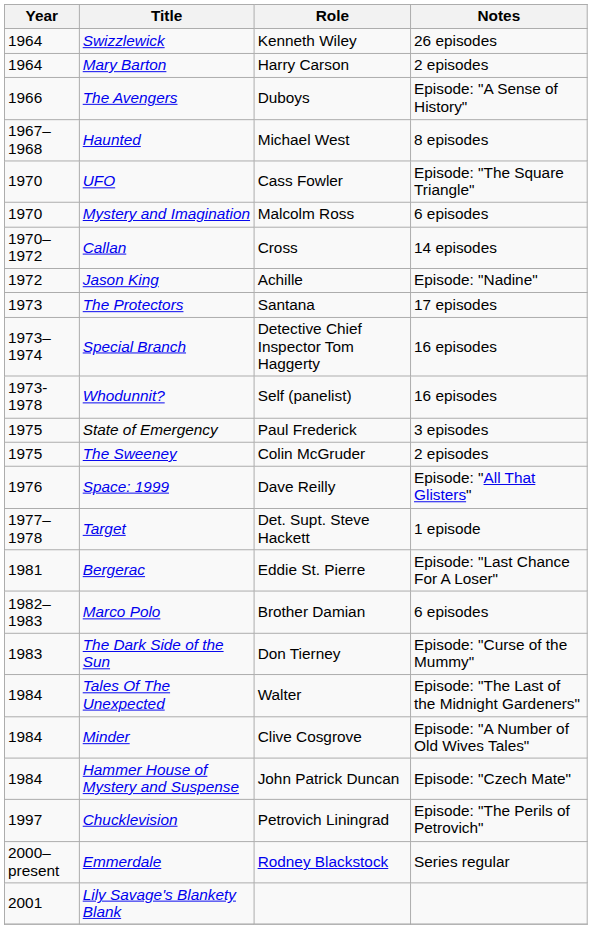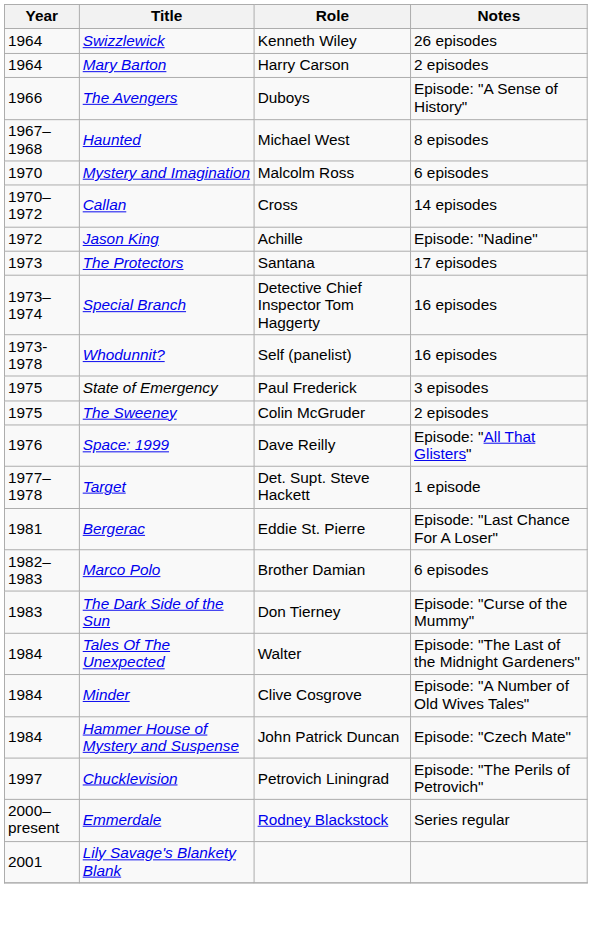- row: (99, 181)
